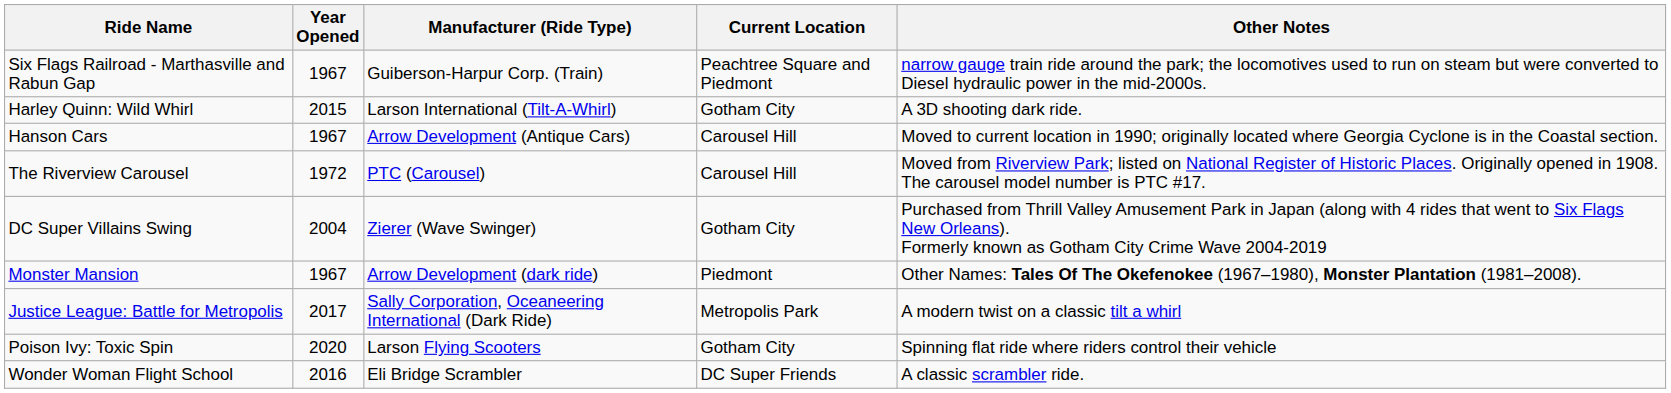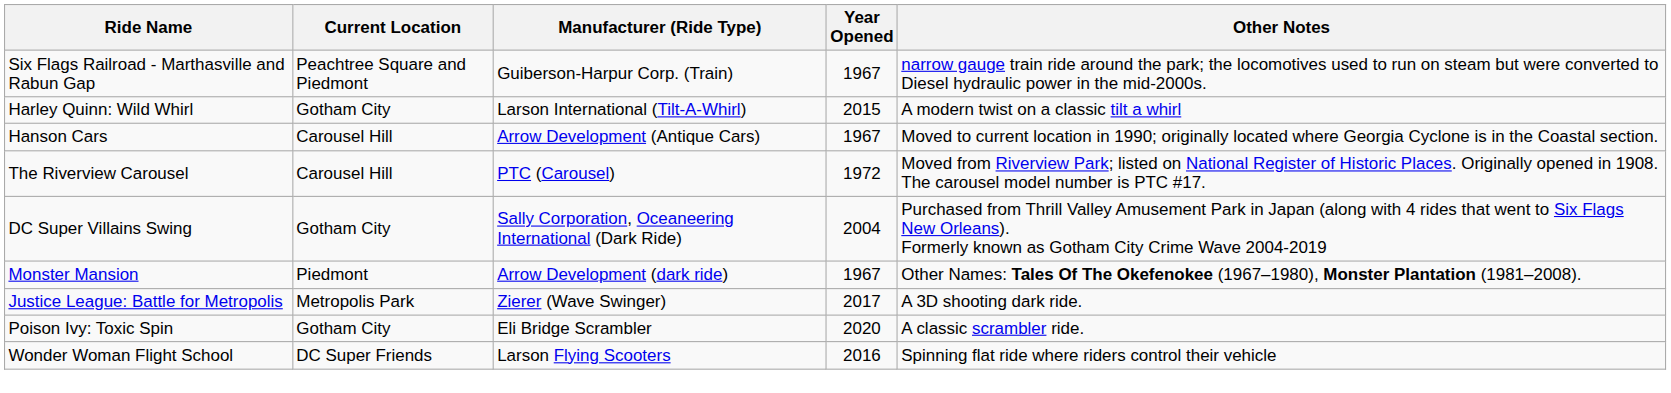columns swapped: (328, 27) <-> (797, 27)
(992, 109) A 3D shooting dark ride. -> (1041, 109) A modern twist on a classic tilt a whirl
(452, 228) Zierer (Wave Swinger) -> (615, 228) Sally Corporation, Oceaneering International (Dark Ride)
(486, 311) Sally Corporation, Oceaneering International (Dark Ride) -> (582, 301) Zierer (Wave Swinger)
(1041, 311) A modern twist on a classic tilt a whirl -> (992, 301) A 3D shooting dark ride.
(454, 347) Larson Flying Scooters -> (574, 328) Eli Bridge Scrambler
(1089, 347) Spinning flat ride where riders control their vehicle -> (993, 328) A classic scrambler ride.
(445, 374) Eli Bridge Scrambler -> (584, 355) Larson Flying Scooters
(993, 374) A classic scrambler ride. -> (1089, 355) Spinning flat ride where riders control their vehicle
